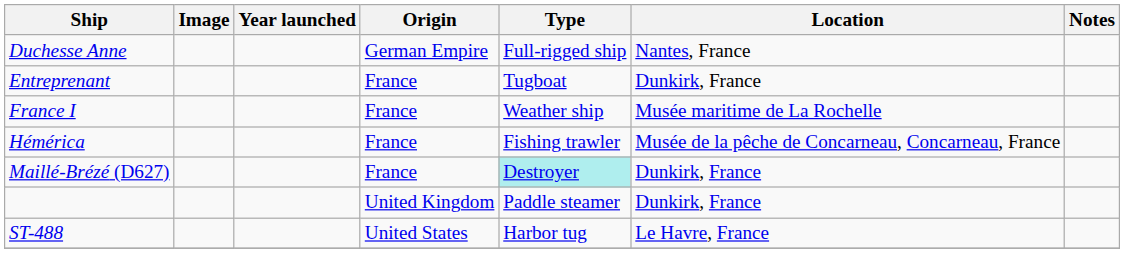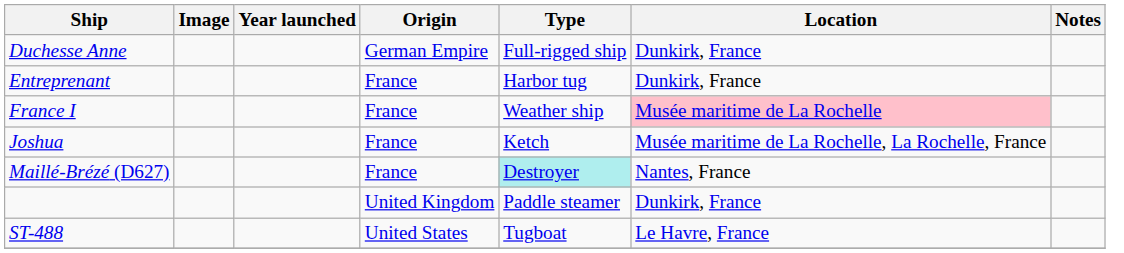(693, 50) Nantes, France -> (698, 50) Dunkirk, France
(535, 80) Tugboat -> (545, 80) Harbor tug
(758, 111) no background -> (758, 111) pink background
- row: (47, 141)
+ row: (36, 141)
(698, 171) Dunkirk, France -> (693, 171) Nantes, France
(545, 232) Harbor tug -> (535, 232) Tugboat
